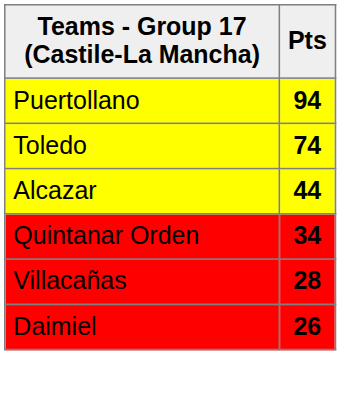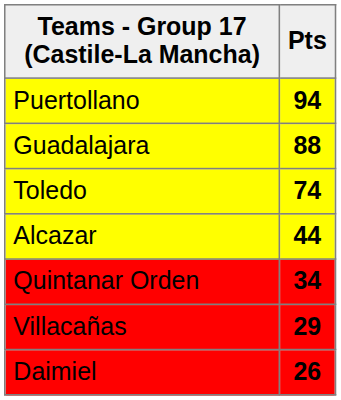+ row: (81, 145)
(307, 281) 28 -> (307, 326) 29
